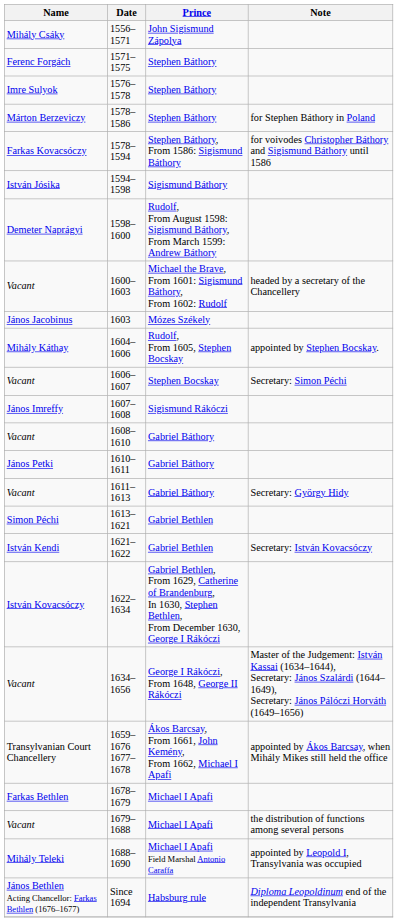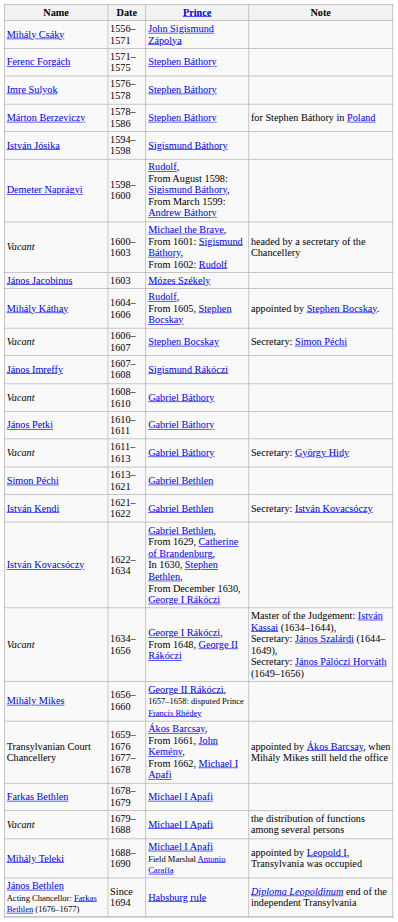- row: (123, 151)
+ row: (123, 701)
